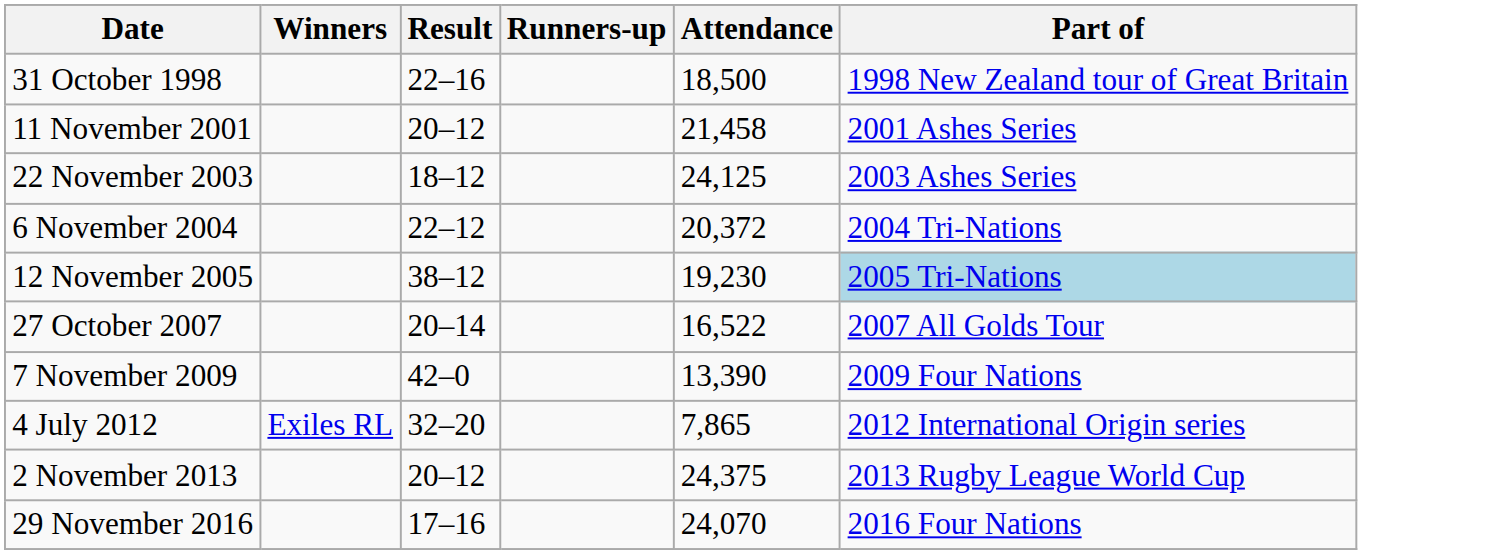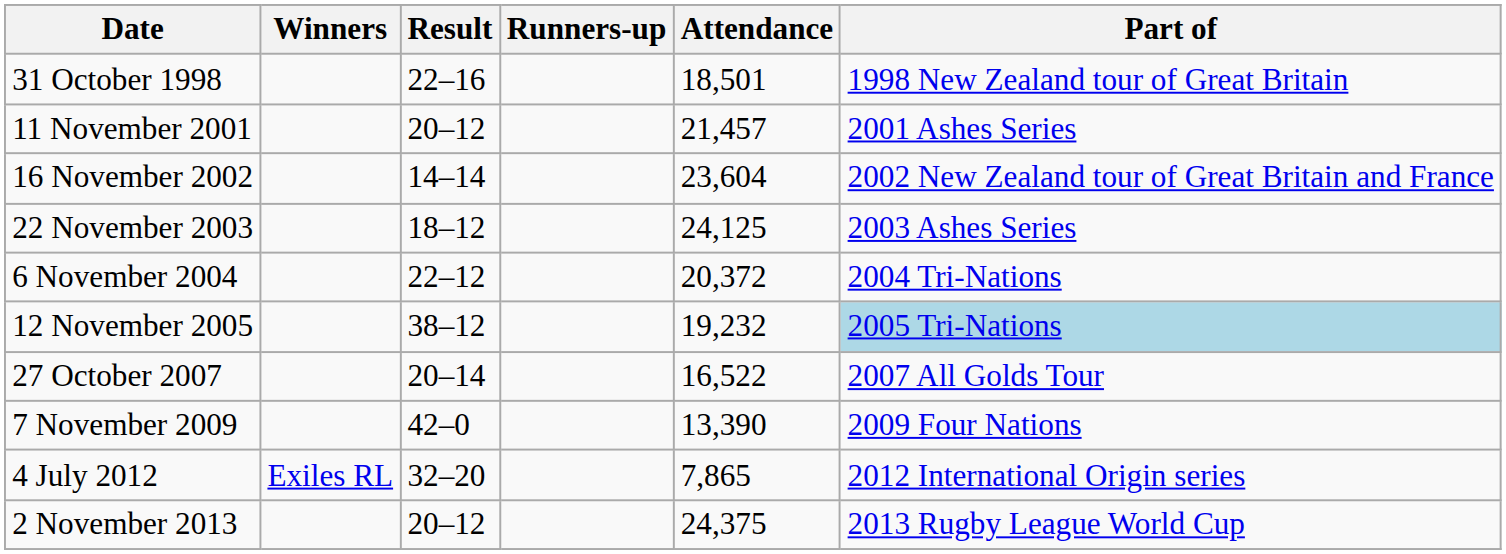(724, 78) 18,500 -> (724, 78) 18,501
(724, 128) 21,458 -> (724, 128) 21,457
+ row: (133, 177)
(724, 276) 19,230 -> (724, 326) 19,232
- row: (133, 524)
